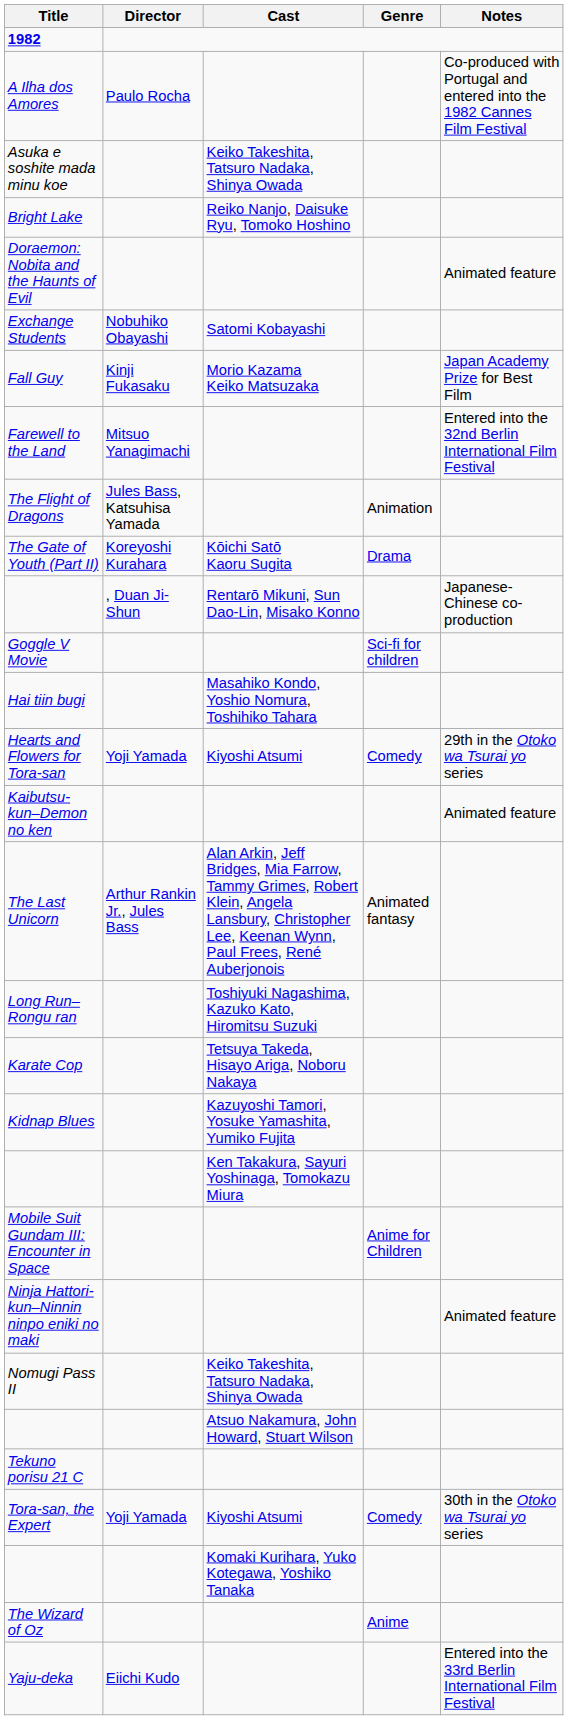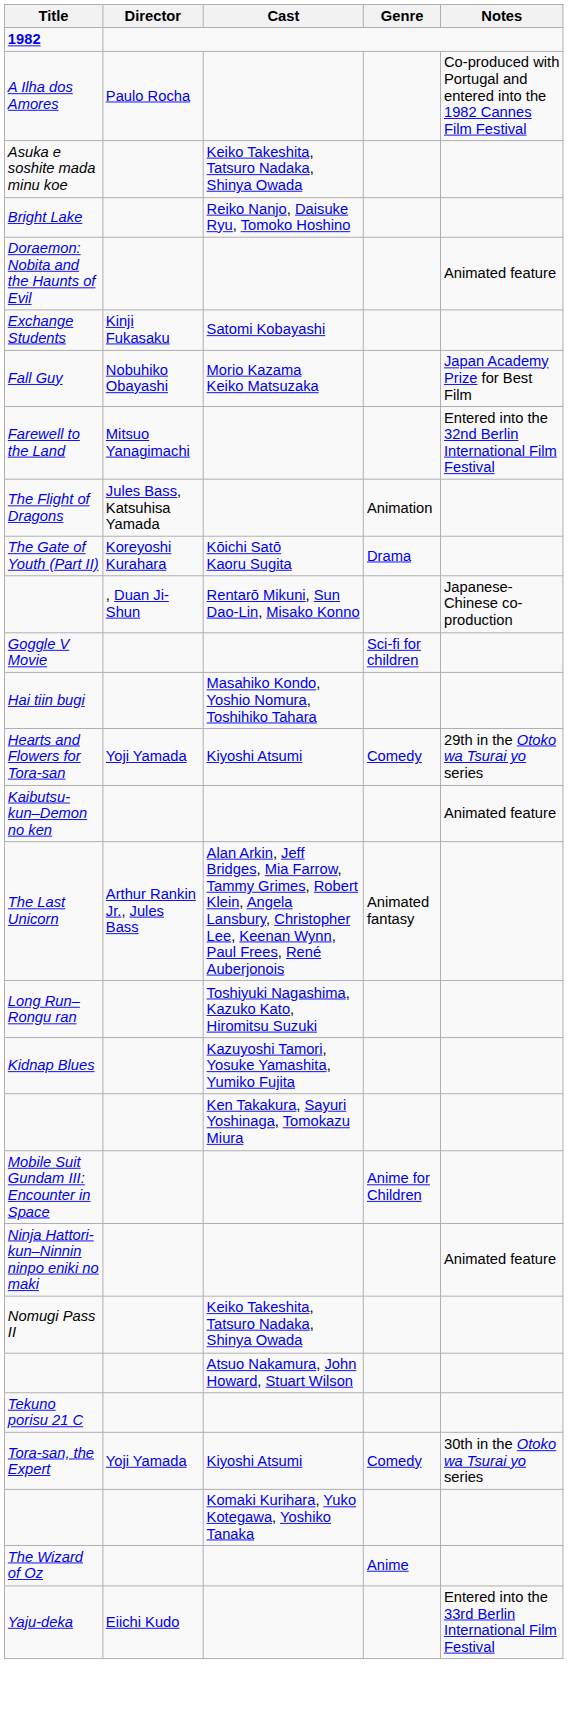(137, 330) Nobuhiko Obayashi -> (138, 330) Kinji Fukasaku
(138, 378) Kinji Fukasaku -> (137, 378) Nobuhiko Obayashi
- row: (45, 1065)
